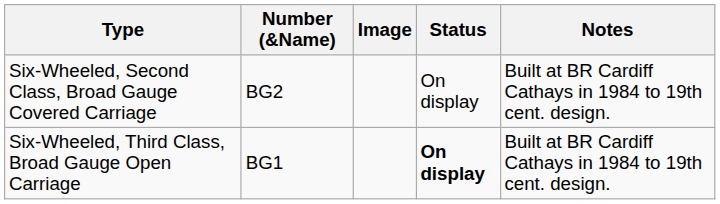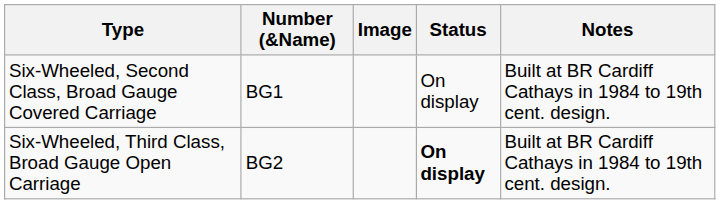(264, 91) BG2 -> (264, 91) BG1
(264, 162) BG1 -> (264, 162) BG2
